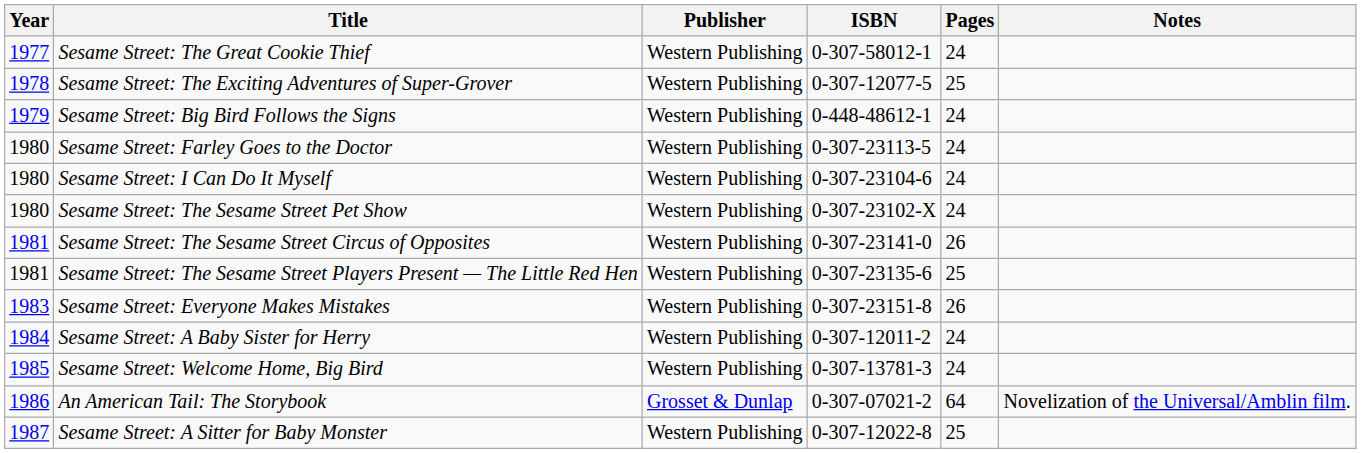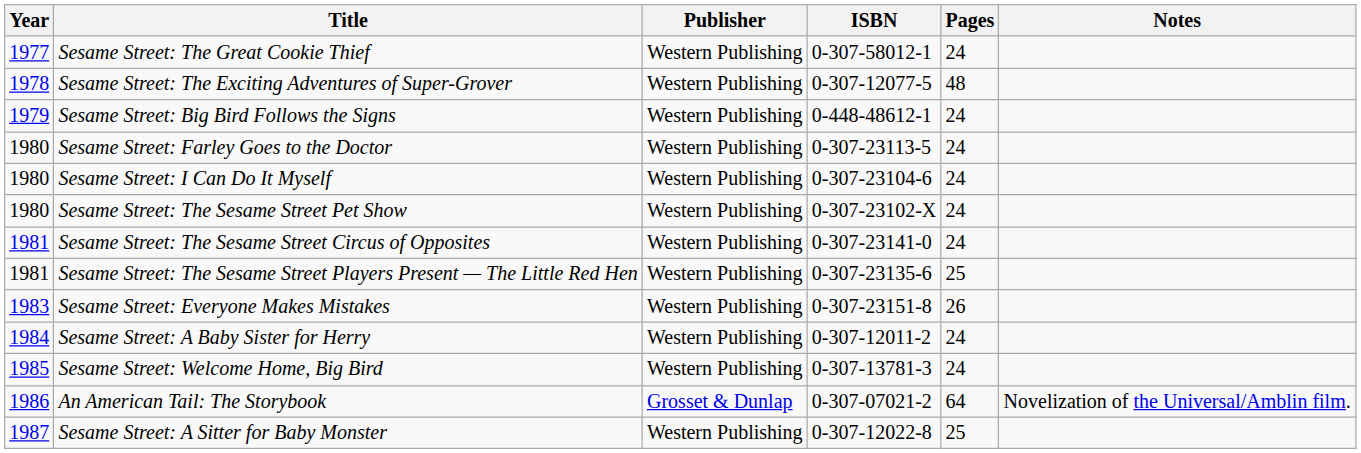(955, 83) 25 -> (955, 83) 48
(955, 242) 26 -> (955, 242) 24
